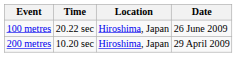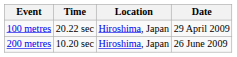(201, 28) 26 June 2009 -> (202, 28) 29 April 2009
(202, 44) 29 April 2009 -> (201, 44) 26 June 2009
